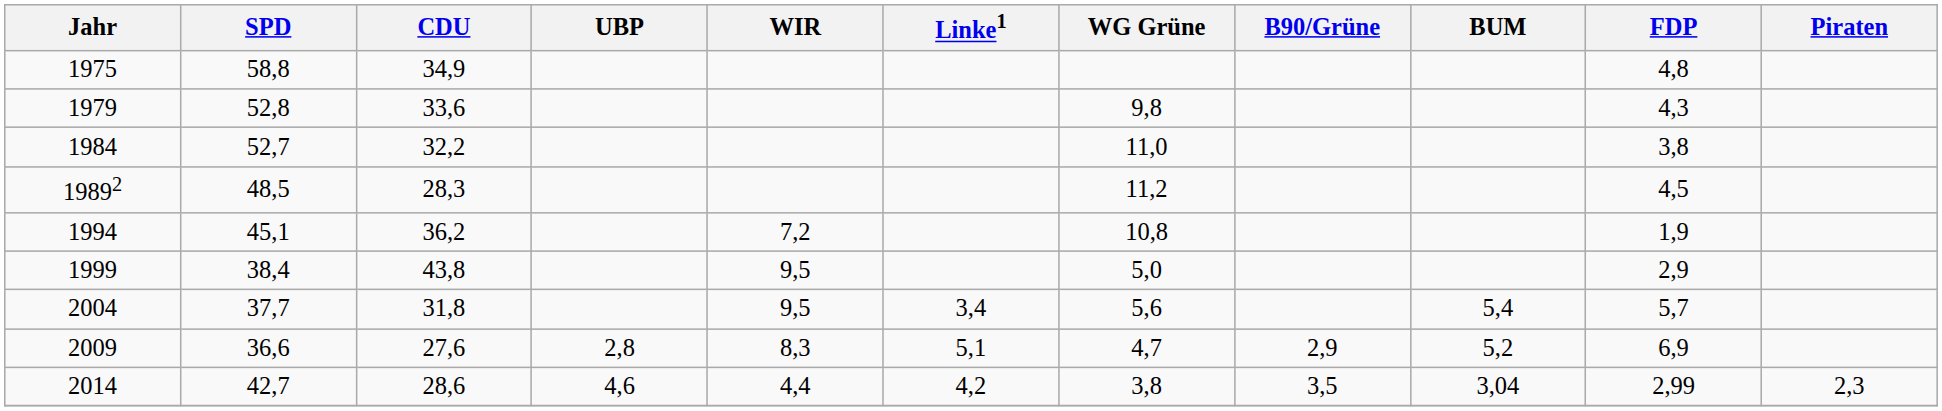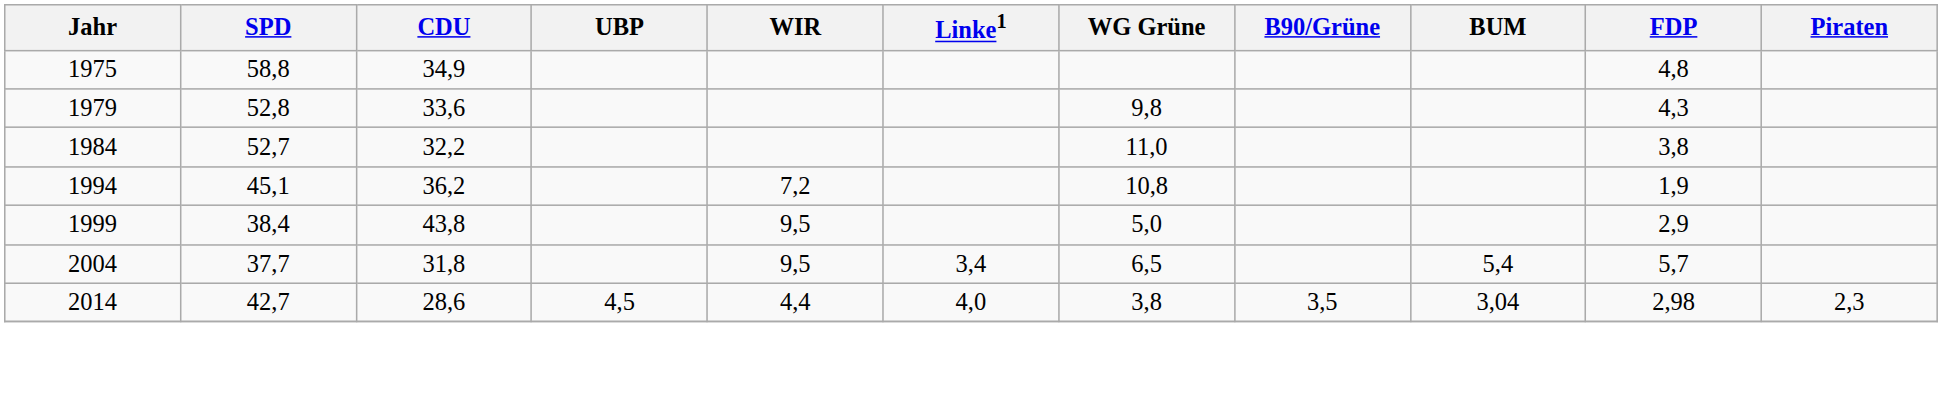- row: (93, 189)
(1147, 308) 5,6 -> (1147, 263) 6,5
- row: (93, 347)
(620, 386) 4,6 -> (620, 302) 4,5
(971, 386) 4,2 -> (971, 302) 4,0
(1674, 386) 2,99 -> (1674, 302) 2,98
